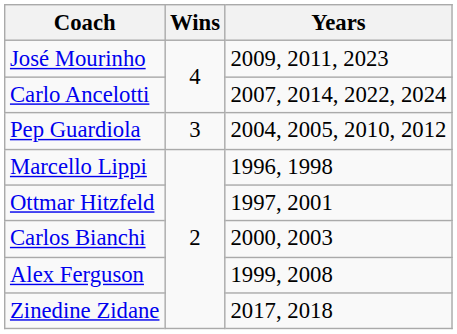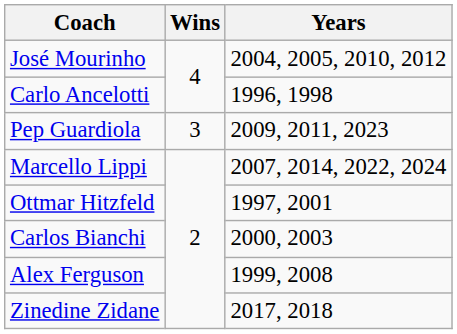(310, 58) 2009, 2011, 2023 -> (338, 58) 2004, 2005, 2010, 2012
(338, 94) 2007, 2014, 2022, 2024 -> (282, 94) 1996, 1998
(338, 130) 2004, 2005, 2010, 2012 -> (310, 130) 2009, 2011, 2023
(282, 166) 1996, 1998 -> (338, 166) 2007, 2014, 2022, 2024
